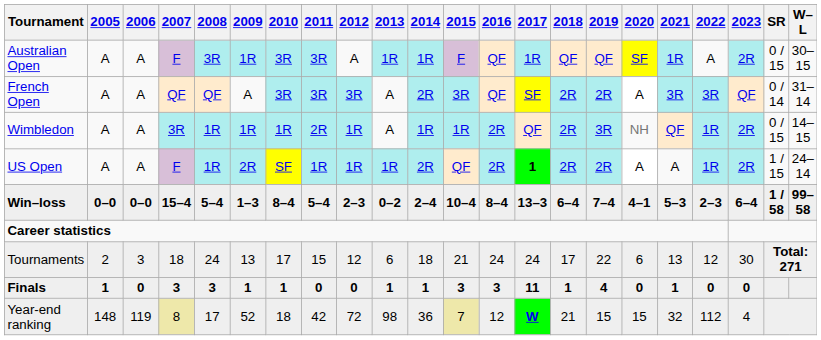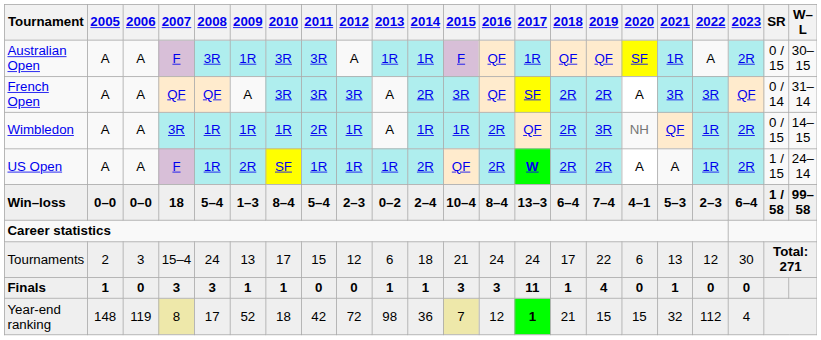(532, 166) 1 -> (532, 166) W
(176, 202) 15–4 -> (176, 202) 18
(176, 259) 18 -> (176, 259) 15–4
(532, 316) W -> (532, 316) 1
